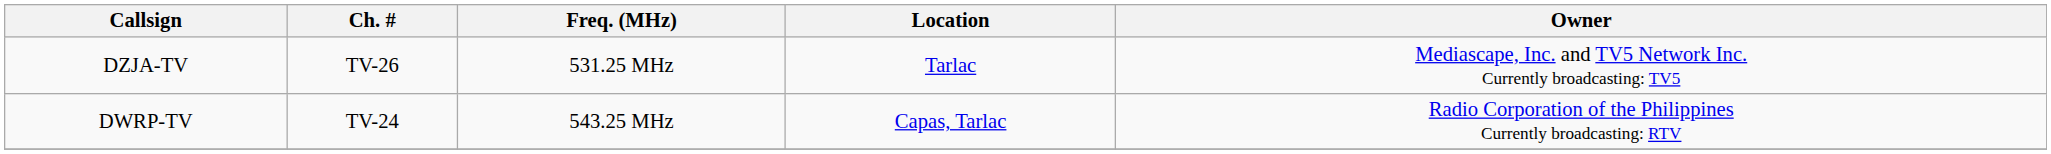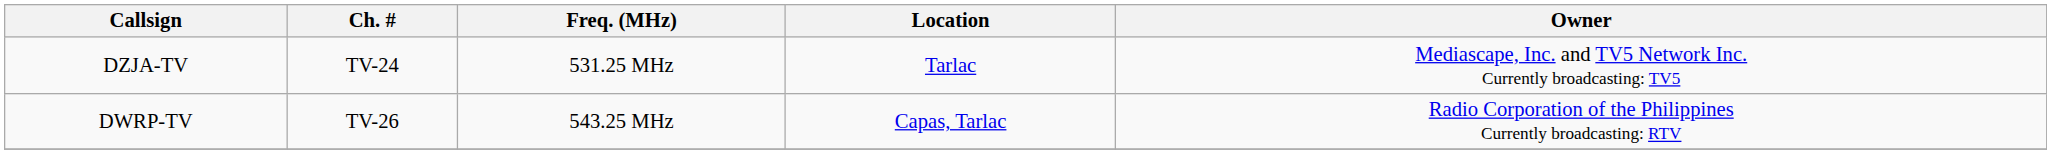(372, 65) TV-26 -> (372, 65) TV-24
(372, 121) TV-24 -> (372, 121) TV-26
